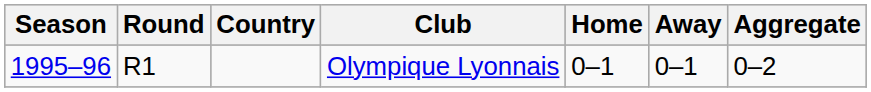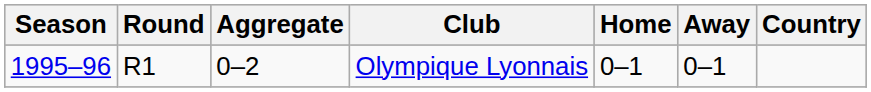columns swapped: (266, 24) <-> (797, 24)
